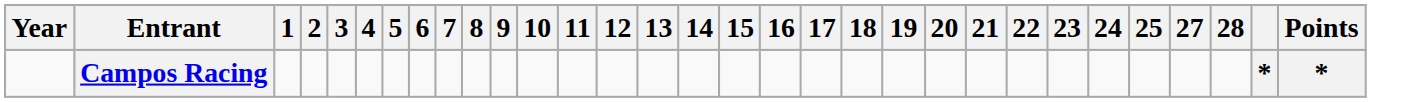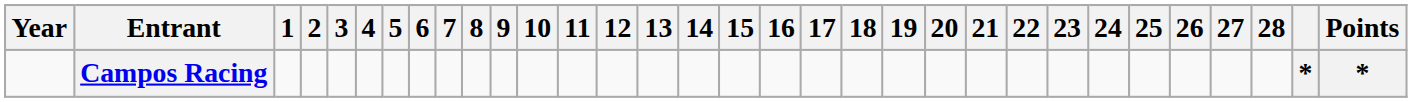+ column: (1190, 26)
